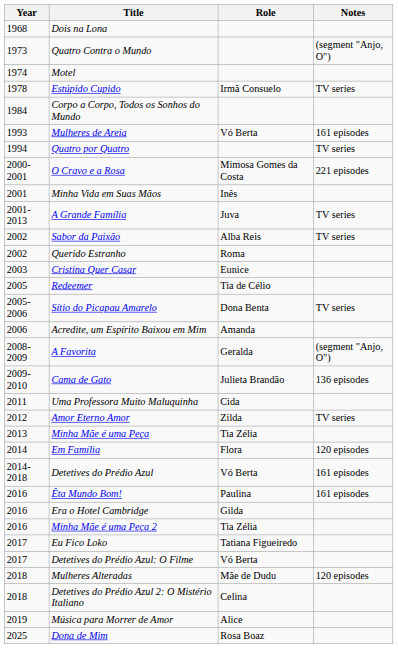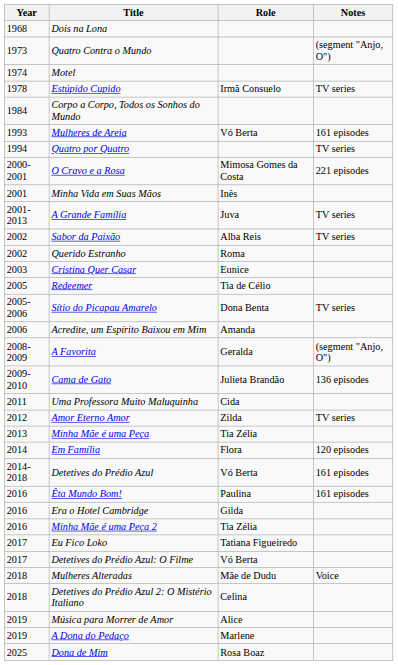(342, 575) 120 episodes -> (327, 575) Voice
+ row: (90, 635)
